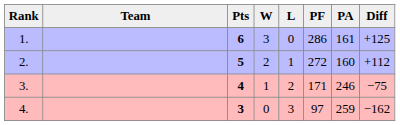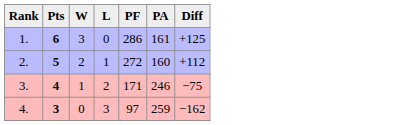- column: (135, 16)
